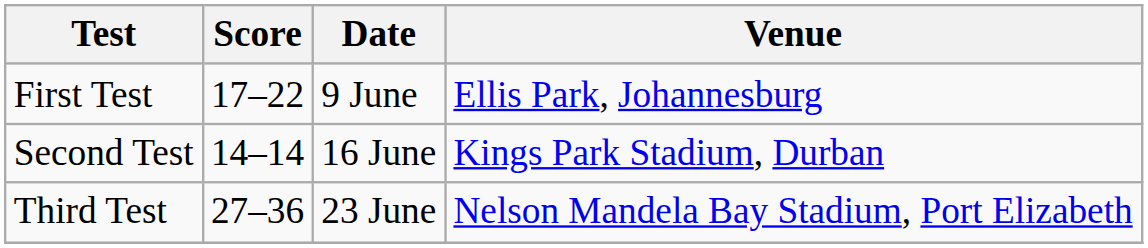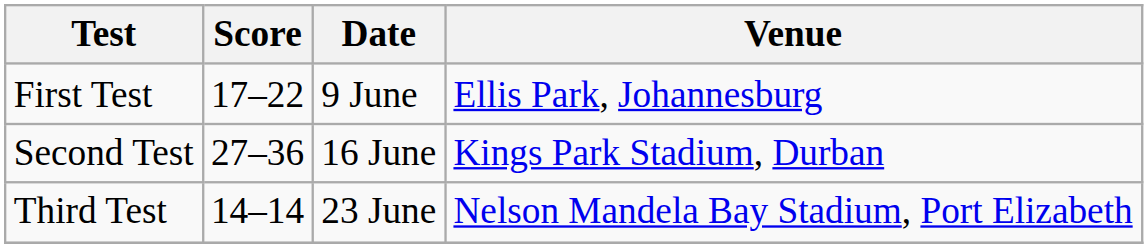(258, 152) 14–14 -> (258, 152) 27–36
(258, 211) 27–36 -> (258, 211) 14–14
